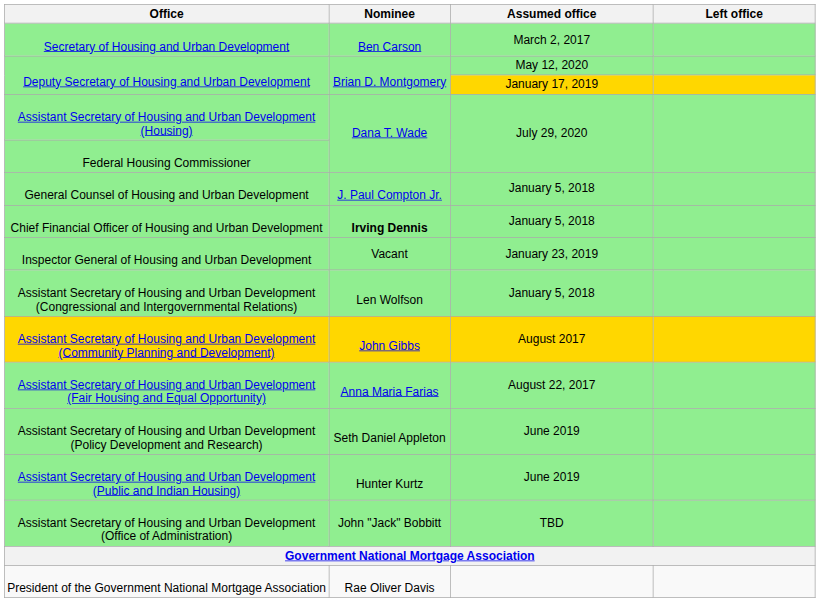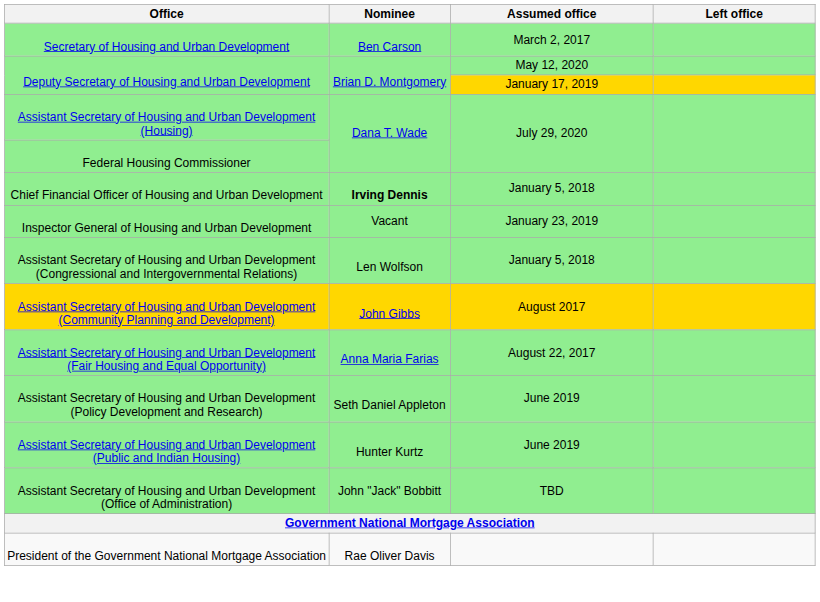- row: (167, 195)
